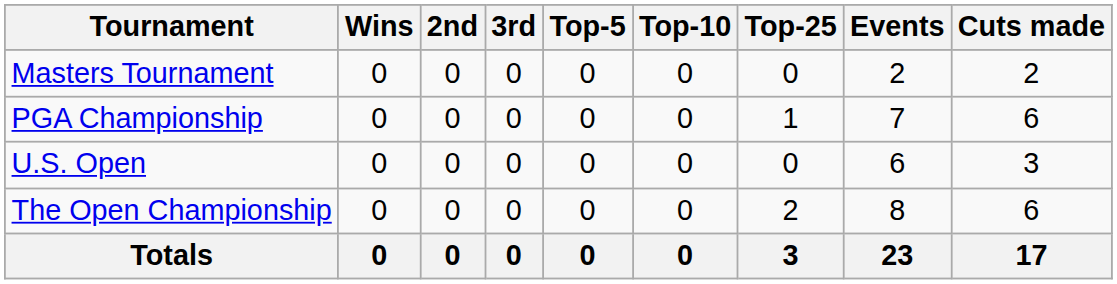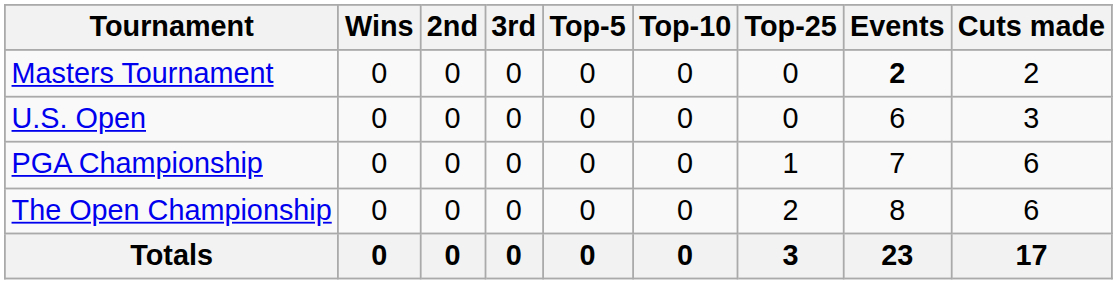(897, 73) normal -> (897, 73) bold
rows swapped: (137, 118) <-> (79, 164)
